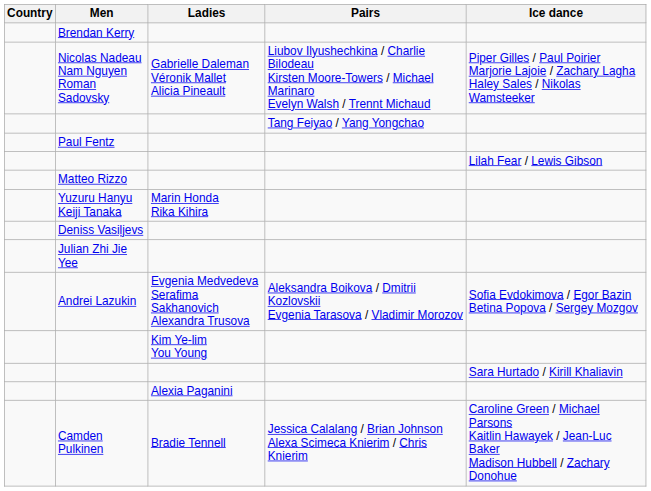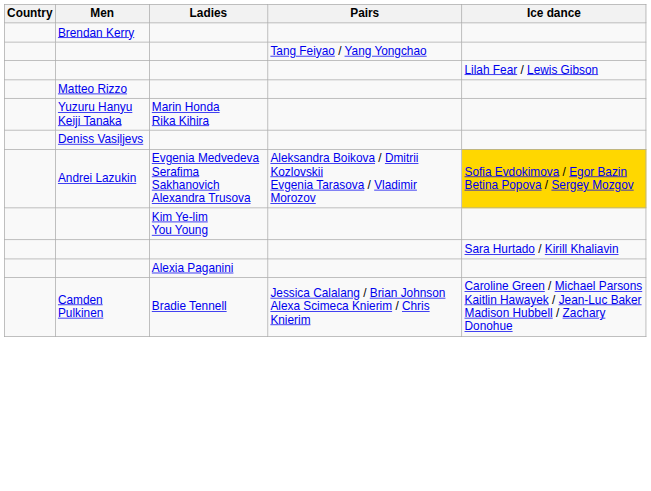- row: (100, 78)
- row: (86, 142)
- row: (92, 256)
(553, 301) no background -> (549, 178) gold background
